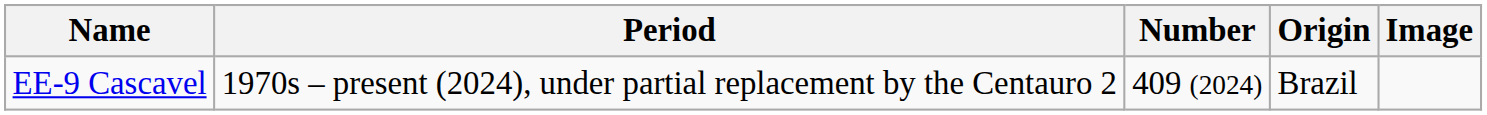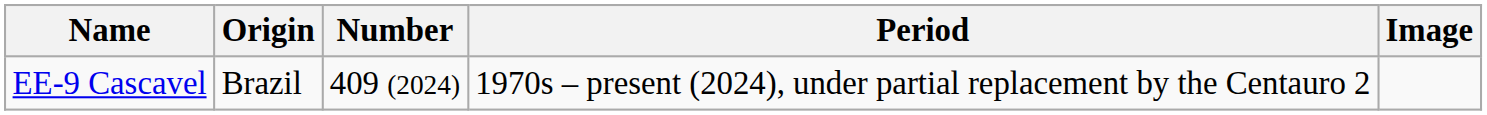columns swapped: (1324, 30) <-> (669, 30)
